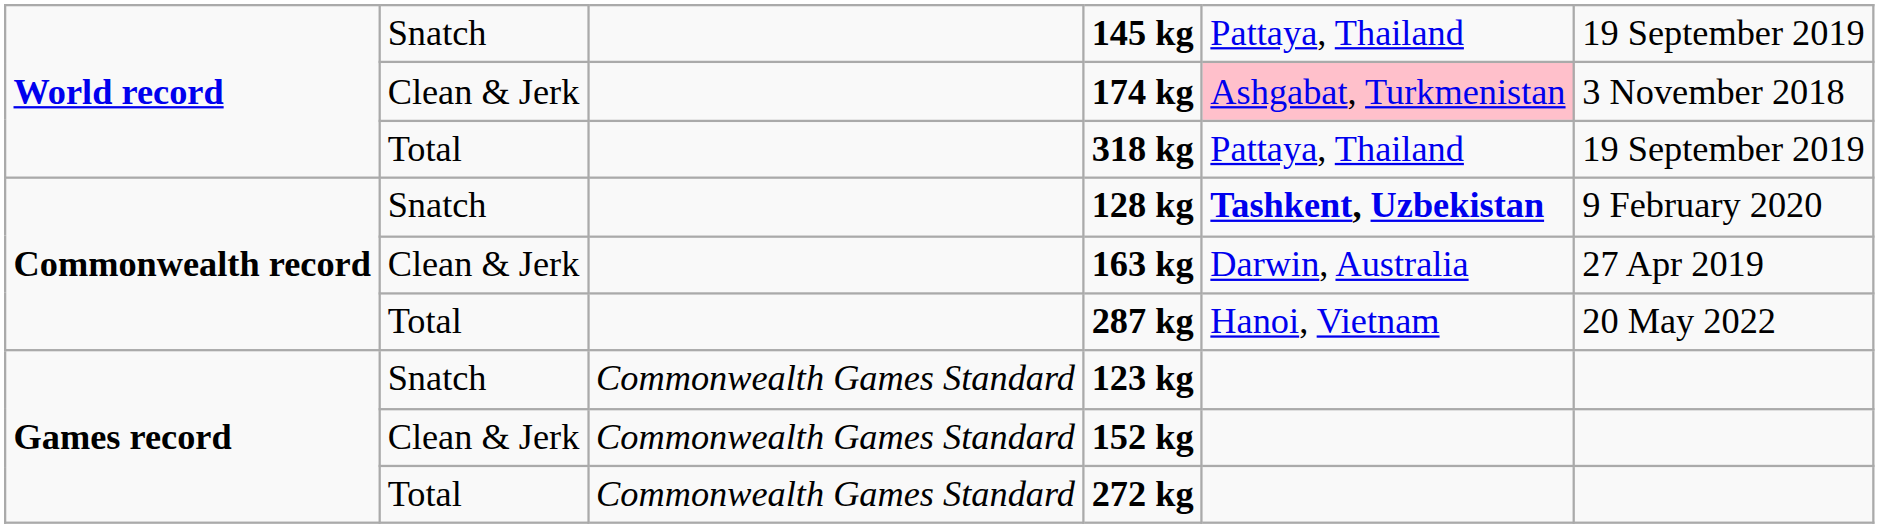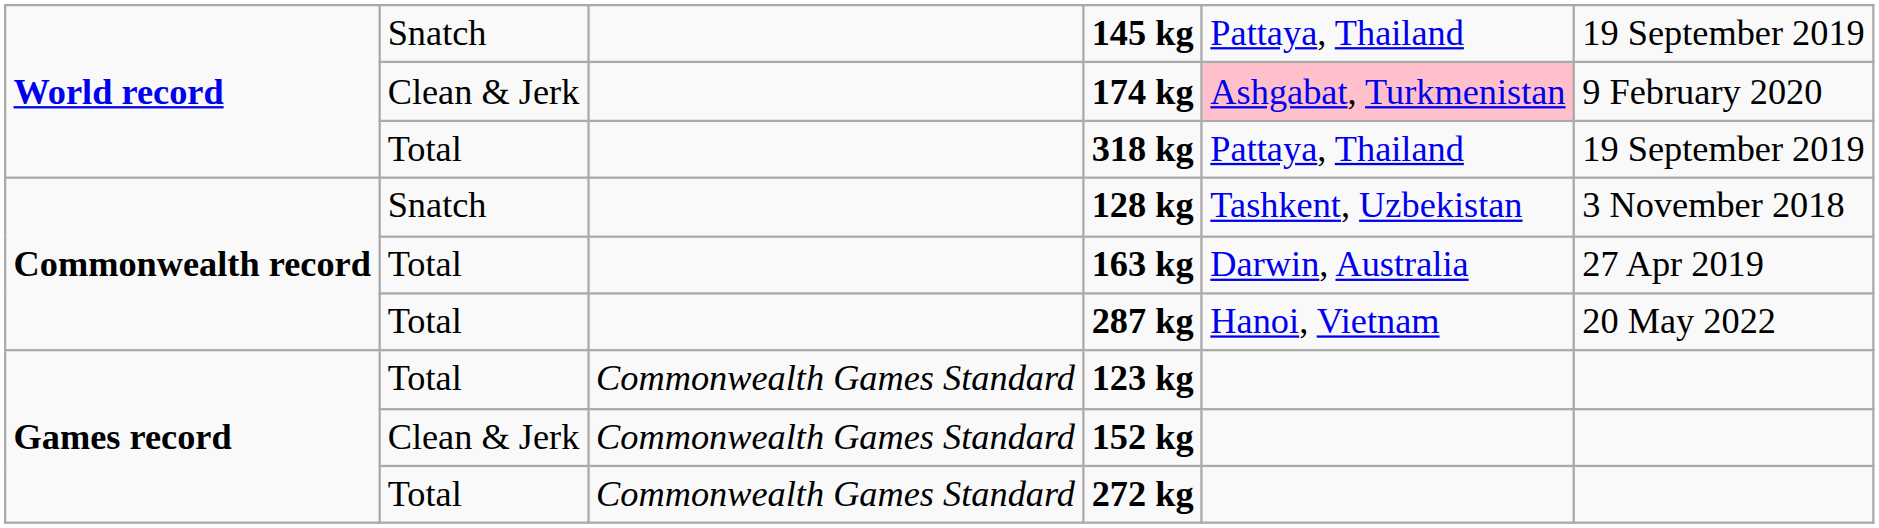(1713, 90) 3 November 2018 -> (1702, 90) 9 February 2020
(1377, 206) bold -> (1366, 206) normal
(1702, 206) 9 February 2020 -> (1713, 206) 3 November 2018
(483, 263) Clean & Jerk -> (425, 263) Total
(437, 378) Snatch -> (425, 378) Total
